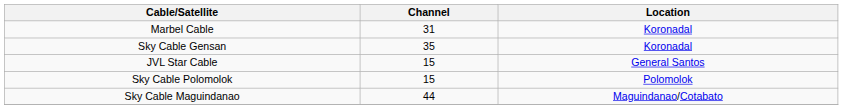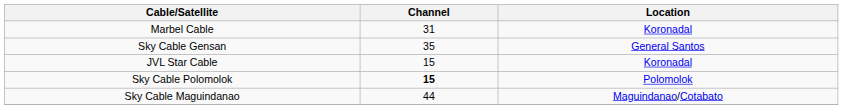(668, 46) Koronadal -> (668, 46) General Santos
(668, 63) General Santos -> (668, 63) Koronadal
(429, 79) normal -> (429, 79) bold
